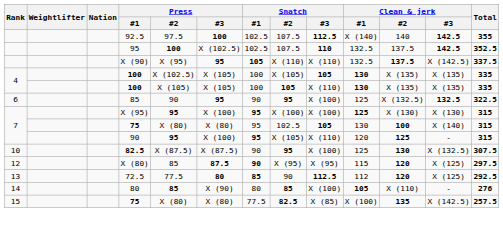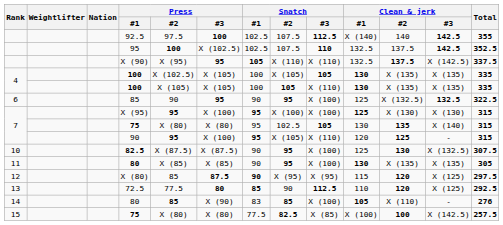(403, 125) 100 -> (403, 125) 135
+ row: (16, 163)
(361, 176) 112 -> (361, 189) 110
(256, 189) 80 -> (256, 201) 83
(403, 201) 135 -> (403, 214) 100
